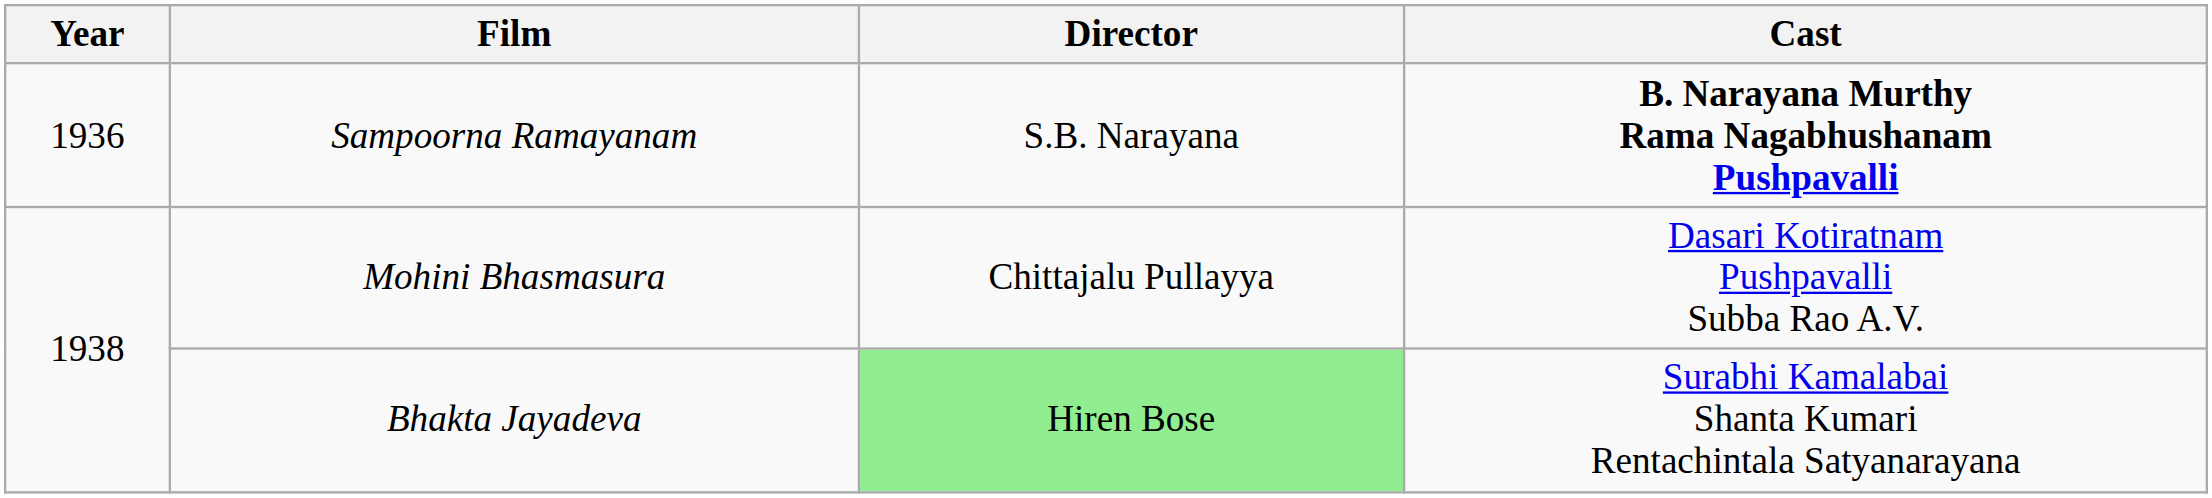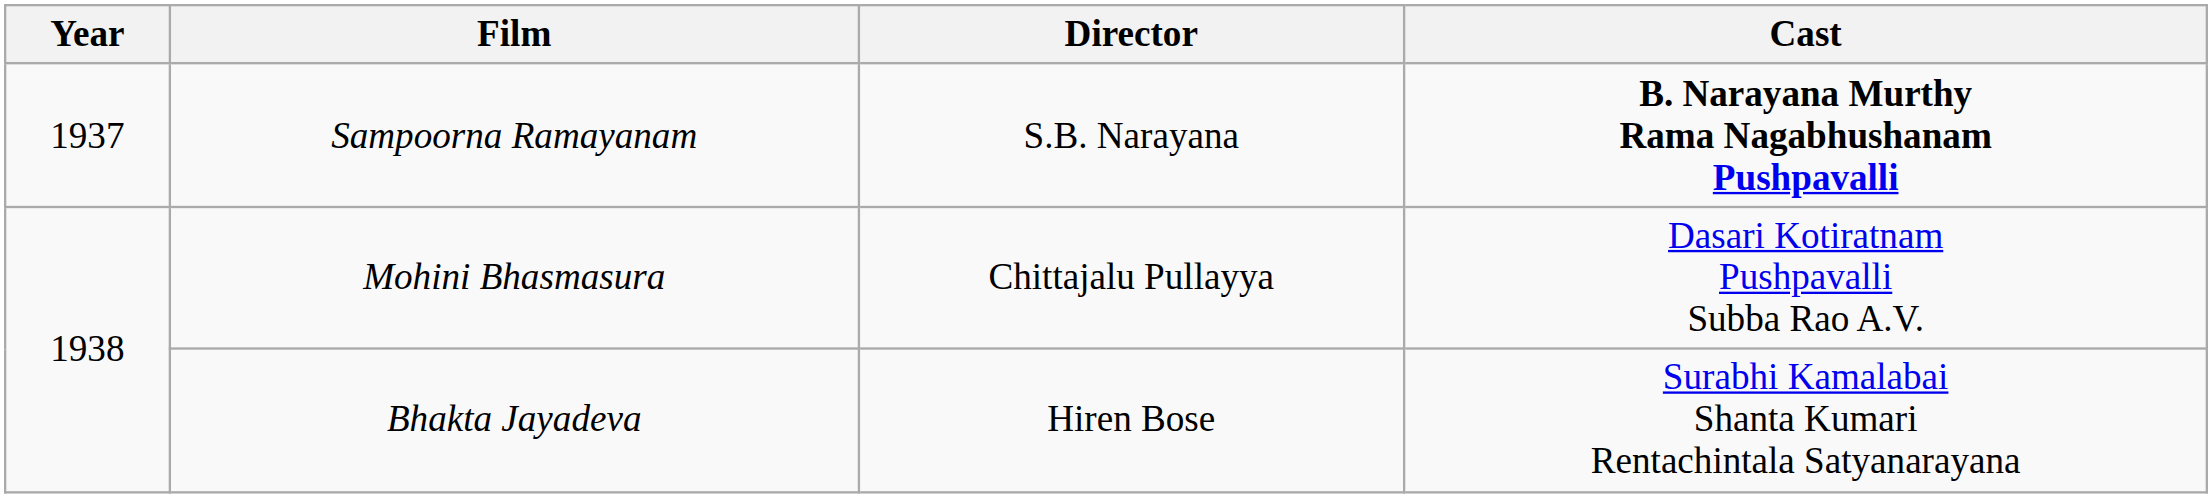(87, 134) 1936 -> (87, 134) 1937
(1131, 419) lightgreen background -> (1131, 419) no background
